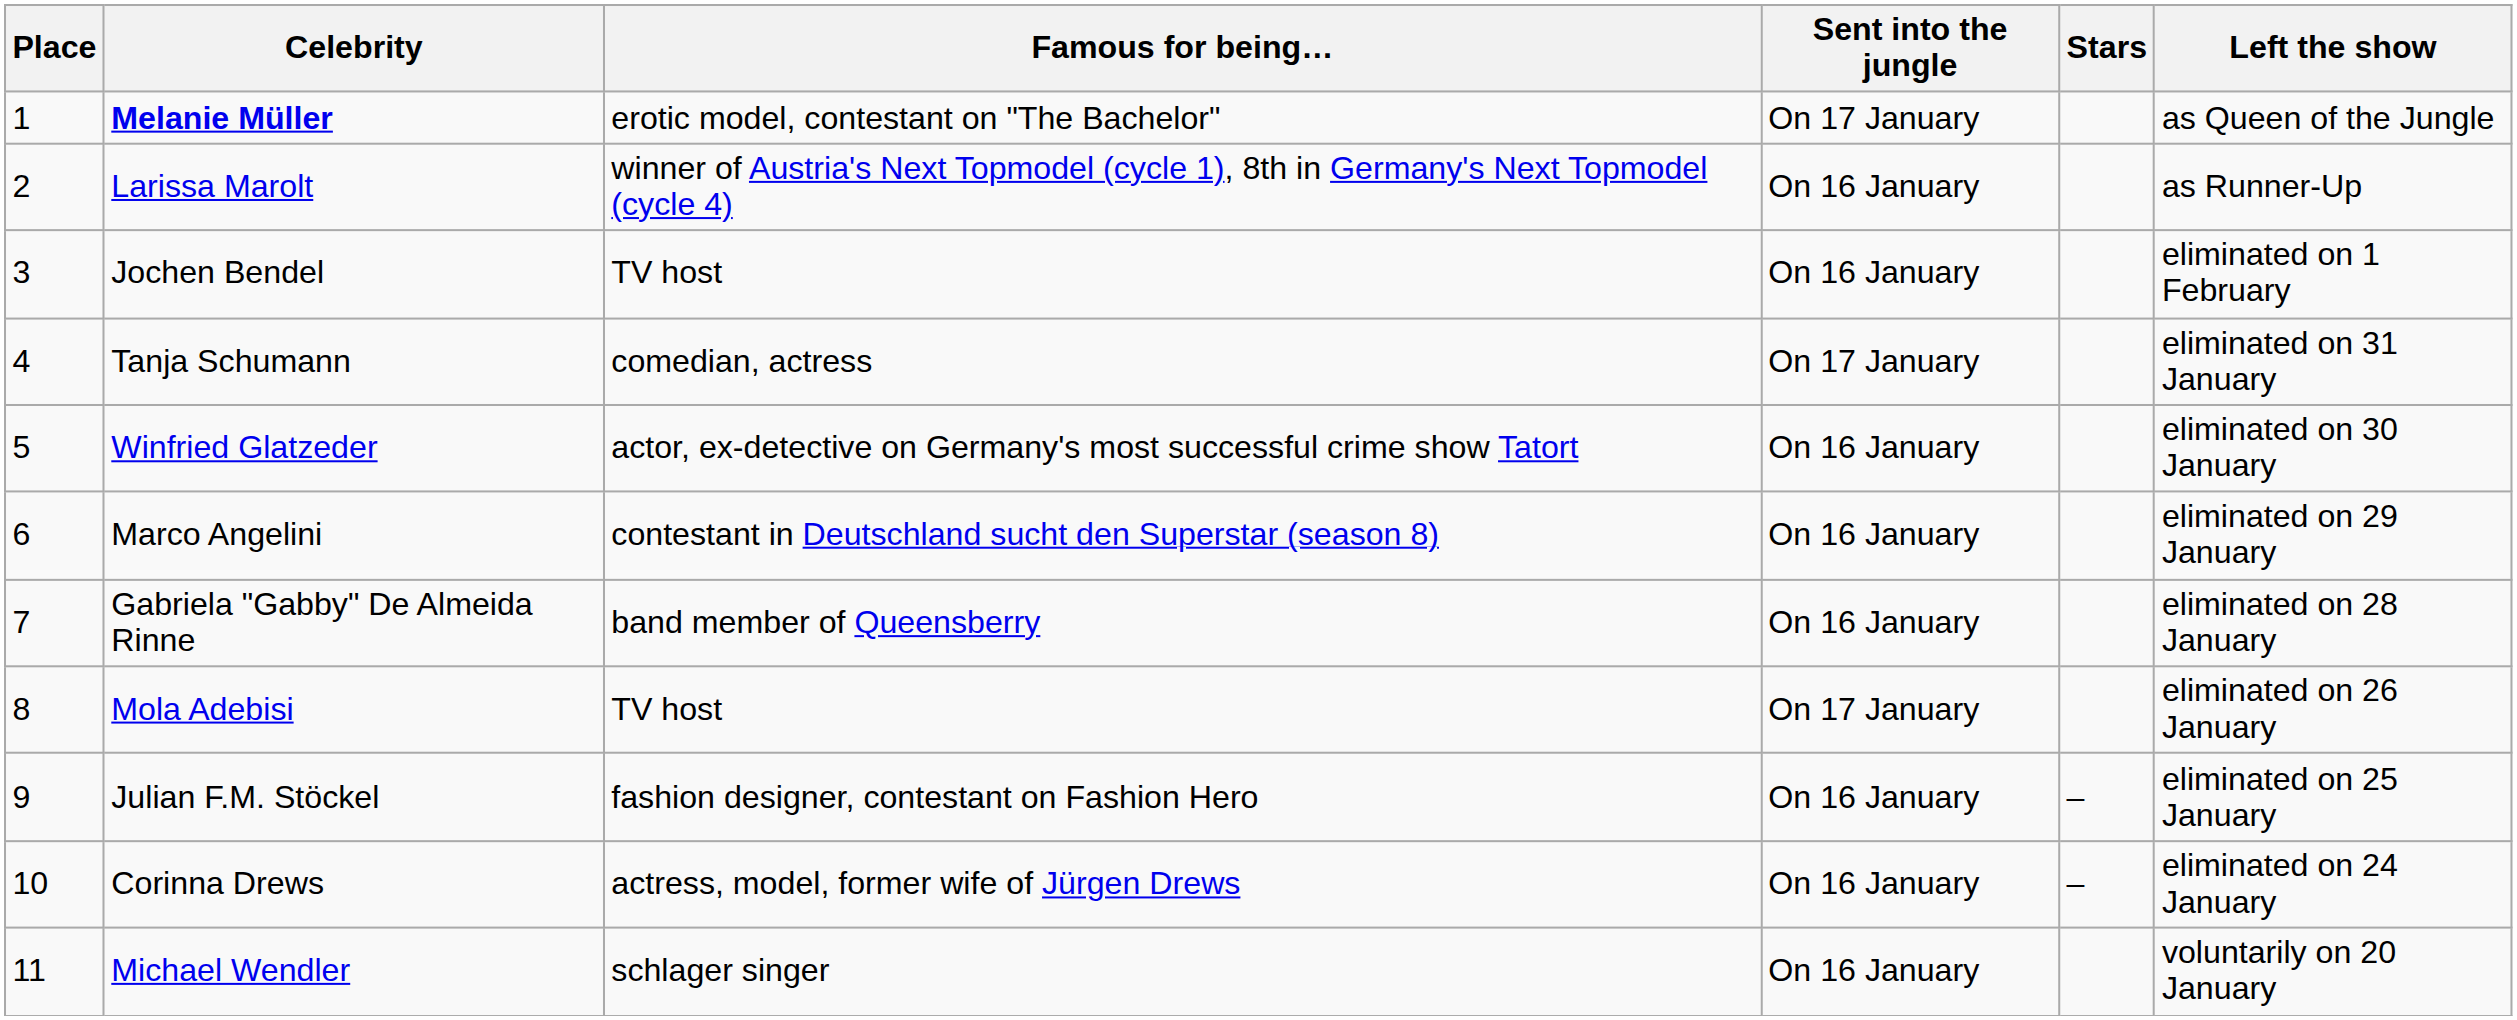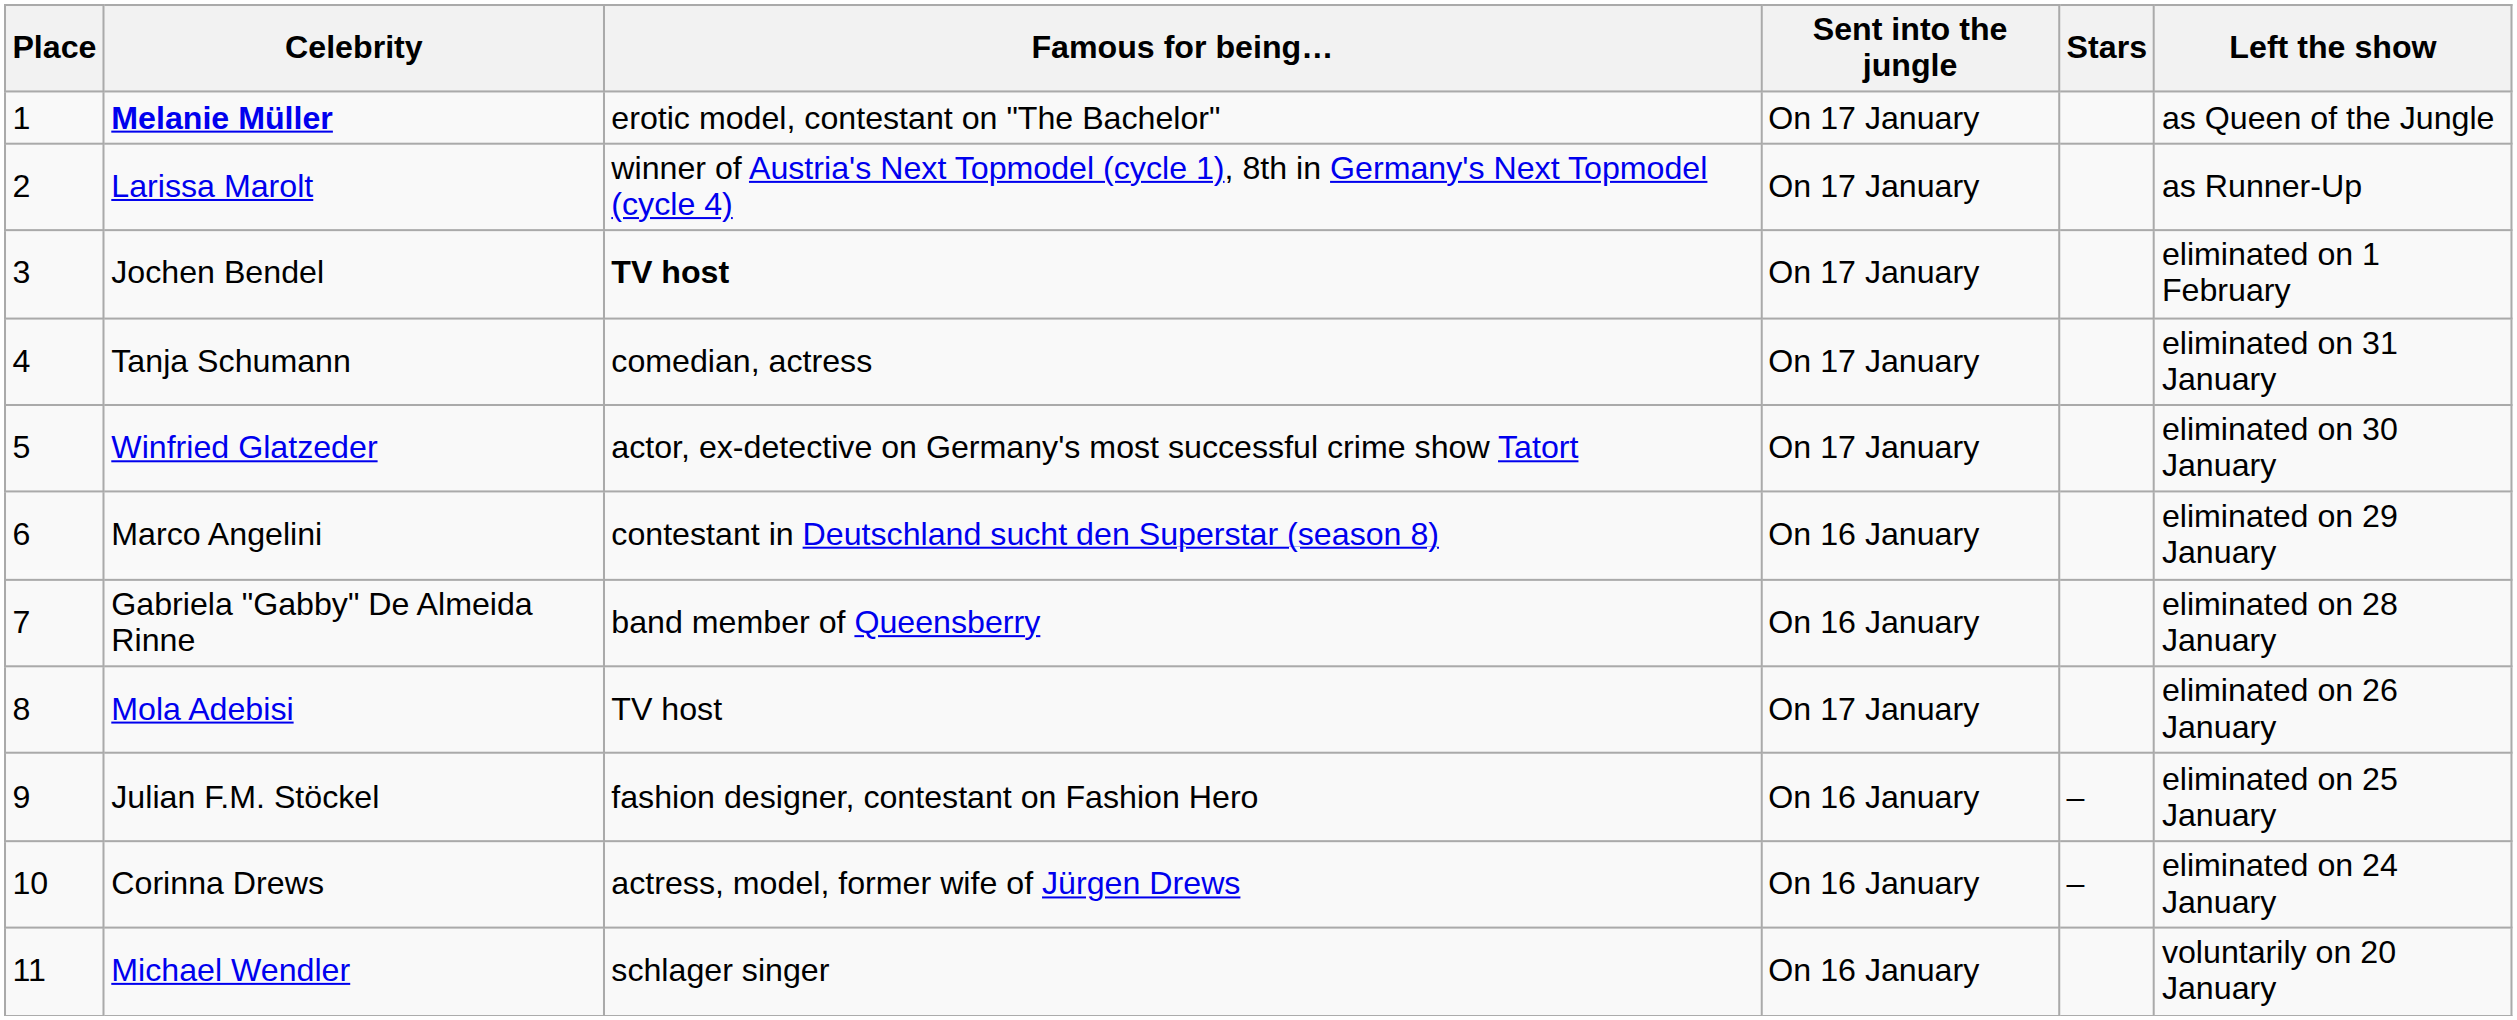(1874, 186) On 16 January -> (1874, 186) On 17 January
(667, 273) normal -> (670, 273) bold
(1874, 273) On 16 January -> (1874, 273) On 17 January
(1874, 447) On 16 January -> (1874, 447) On 17 January
